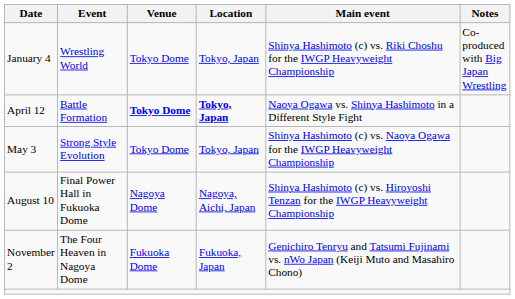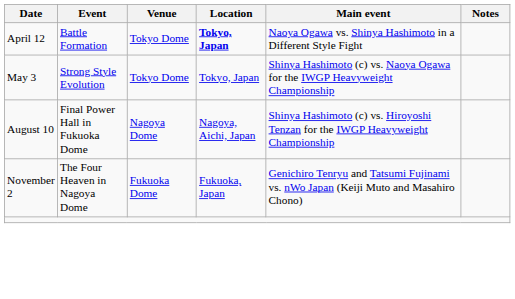- row: (29, 58)
(160, 110) bold -> (159, 38) normal
